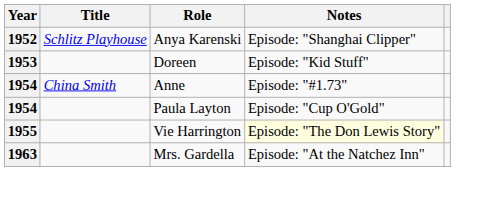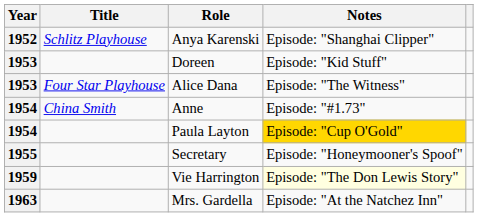+ row: (205, 85)
(316, 108) no background -> (334, 131) gold background
+ row: (199, 154)
(22, 131) 1955 -> (22, 177) 1959
